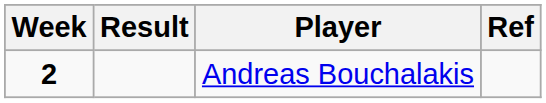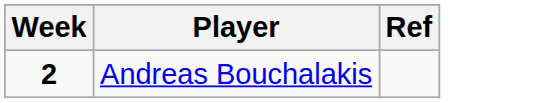- column: (144, 27)
